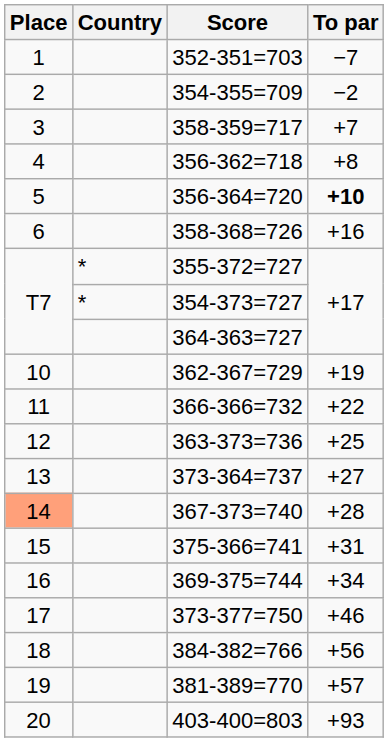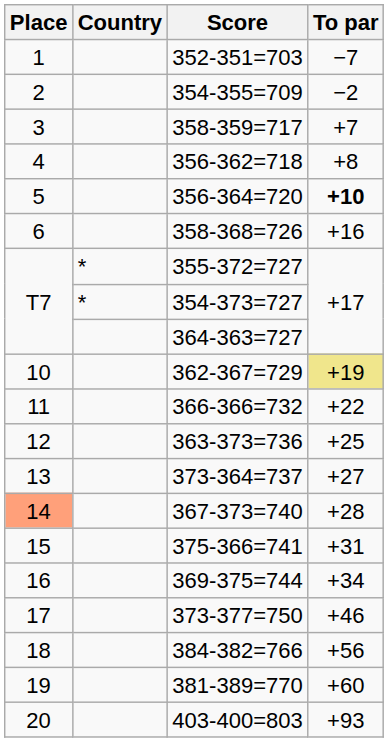(346, 371) no background -> (346, 371) khaki background
(346, 685) +57 -> (346, 685) +60
